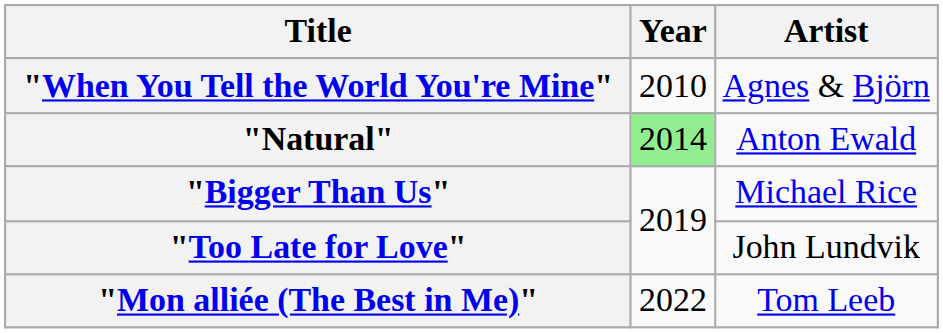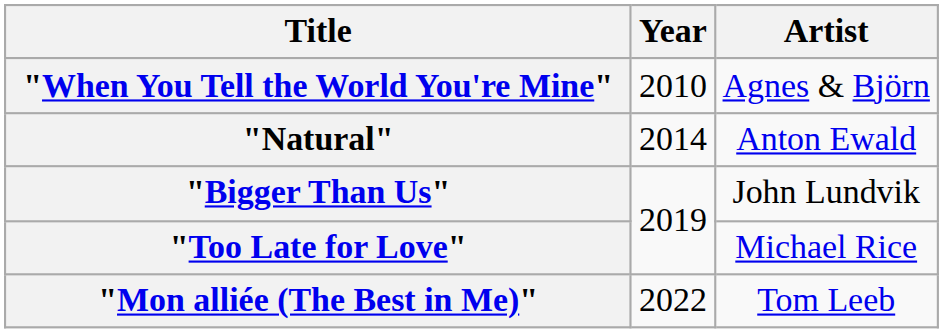(673, 138) lightgreen background -> (673, 138) no background
(826, 192) Michael Rice -> (826, 192) John Lundvik
(826, 246) John Lundvik -> (826, 246) Michael Rice
